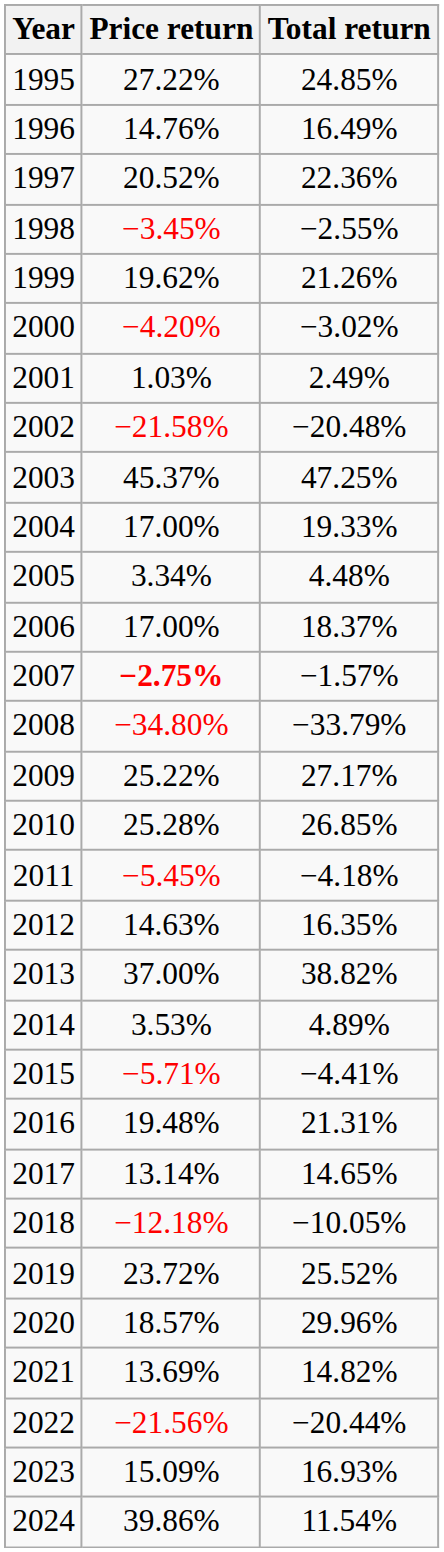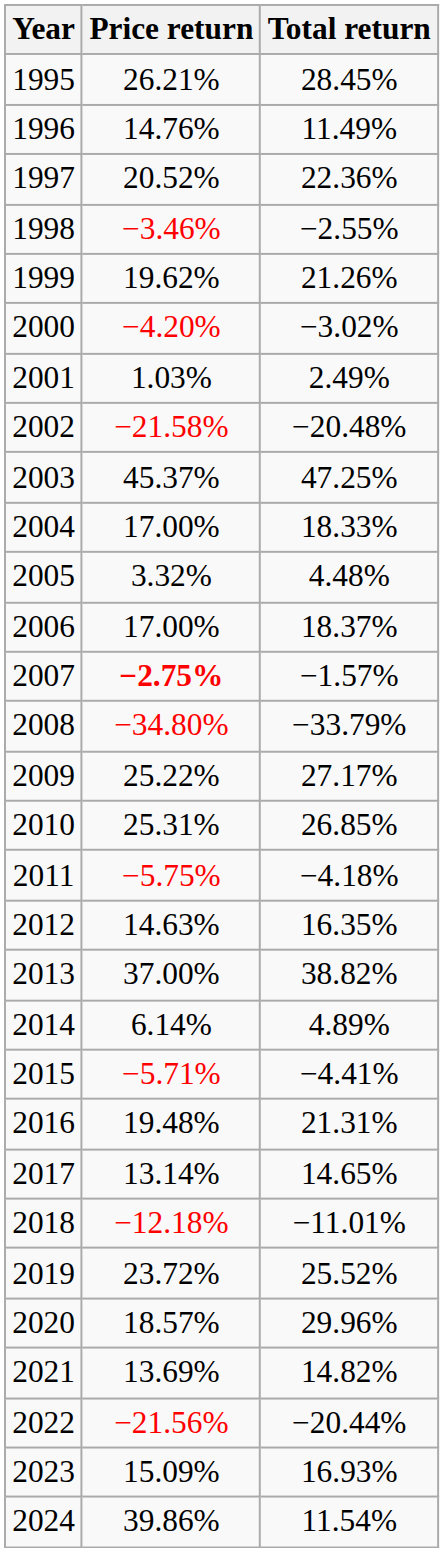(171, 79) 27.22% -> (171, 79) 26.21%
(349, 79) 24.85% -> (349, 79) 28.45%
(349, 128) 16.49% -> (349, 128) 11.49%
(171, 228) −3.45% -> (171, 228) −3.46%
(349, 526) 19.33% -> (349, 526) 18.33%
(171, 576) 3.34% -> (171, 576) 3.32%
(171, 825) 25.28% -> (171, 825) 25.31%
(171, 874) −5.45% -> (171, 874) −5.75%
(171, 1024) 3.53% -> (171, 1024) 6.14%
(349, 1223) −10.05% -> (349, 1223) −11.01%
